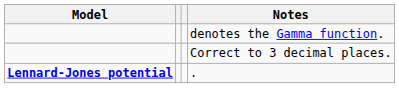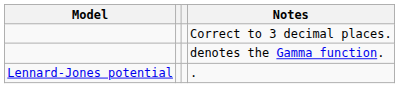rows swapped: (291, 53) <-> (287, 34)
(90, 73) bold -> (90, 73) normal
